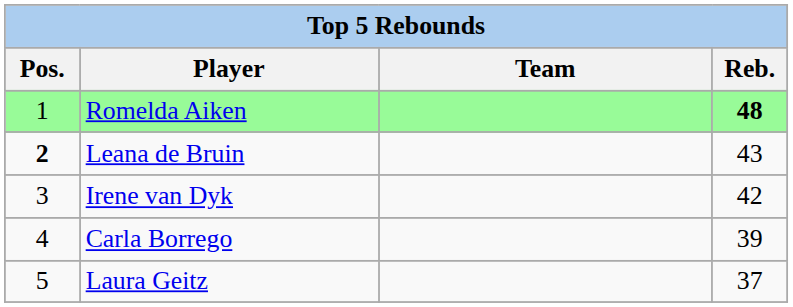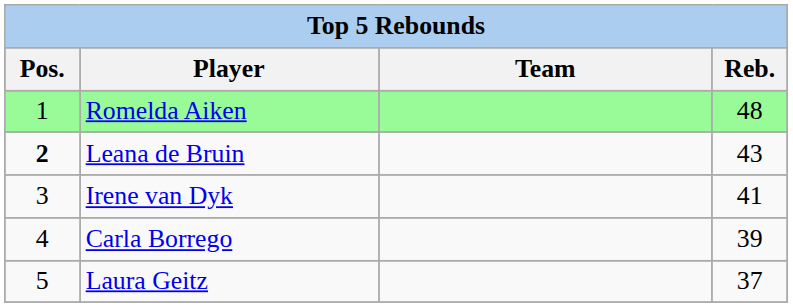(750, 111) bold -> (750, 111) normal
(750, 196) 42 -> (750, 196) 41
